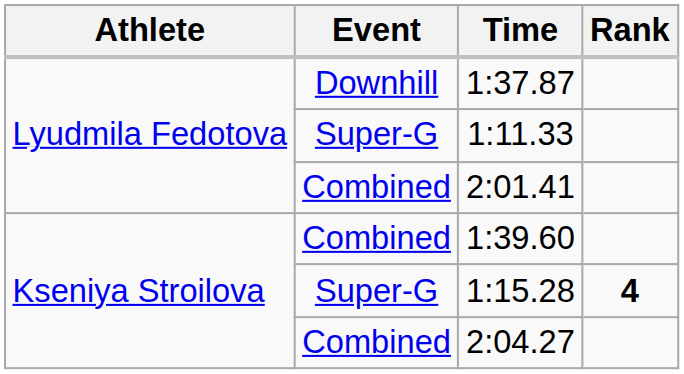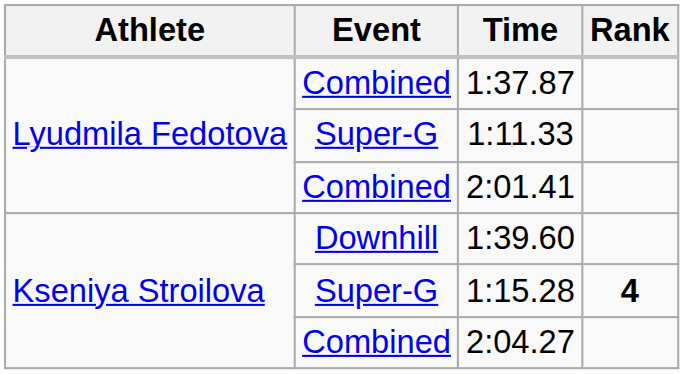(377, 83) Downhill -> (377, 83) Combined
(377, 238) Combined -> (377, 238) Downhill
